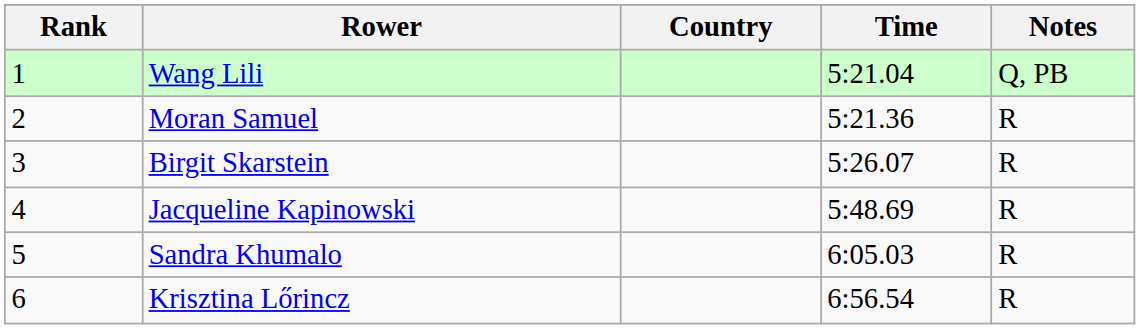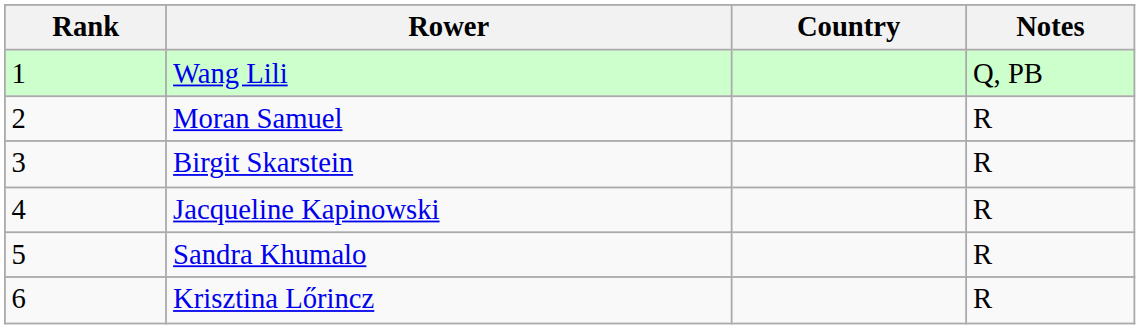- column: (906, 27)
